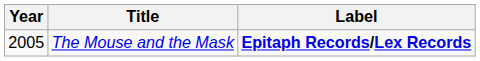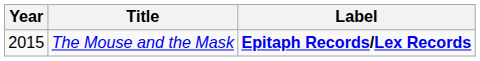(26, 42) 2005 -> (26, 42) 2015
